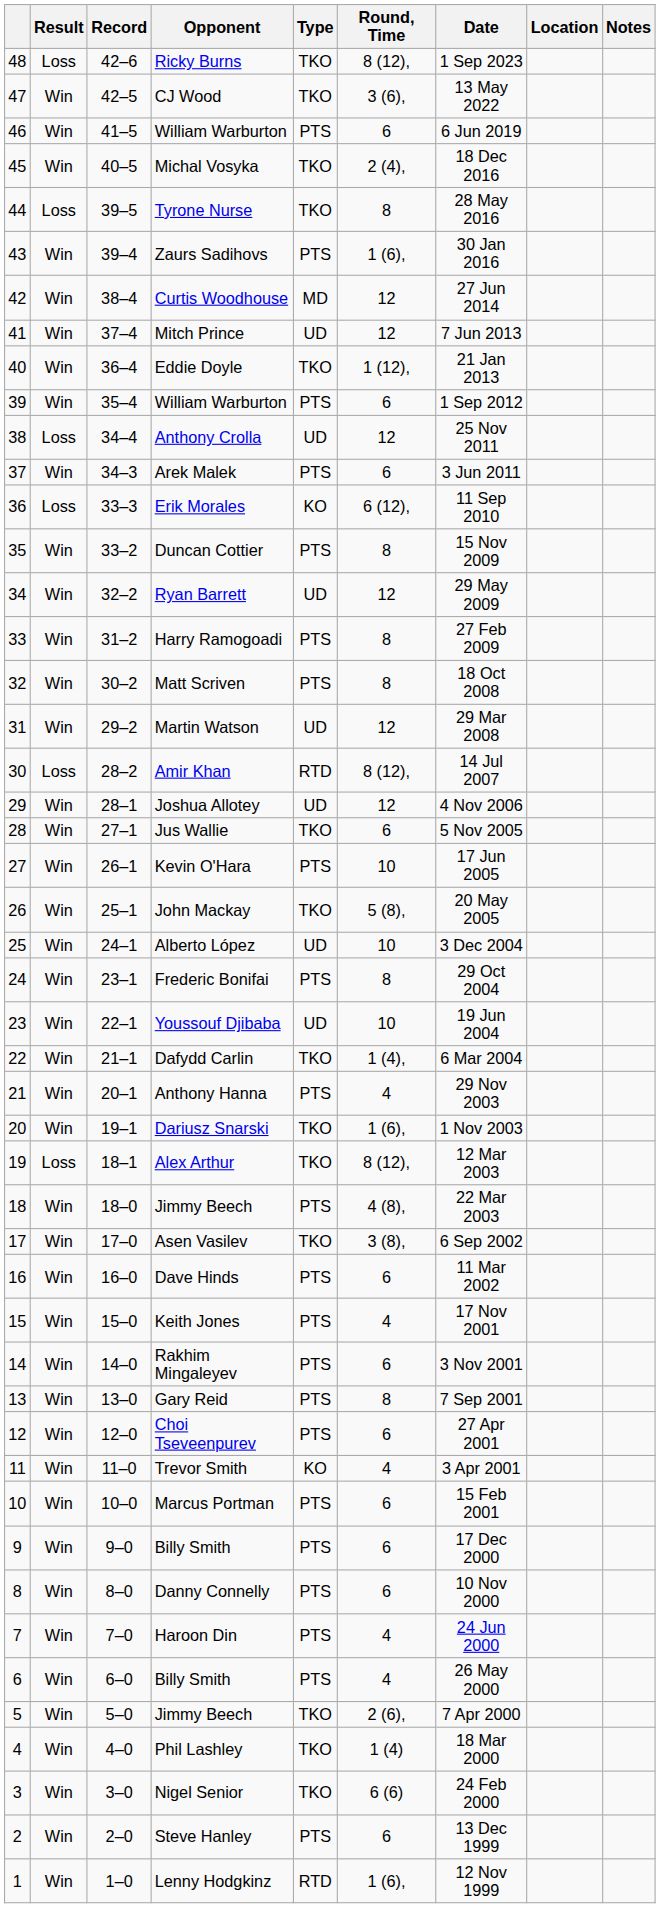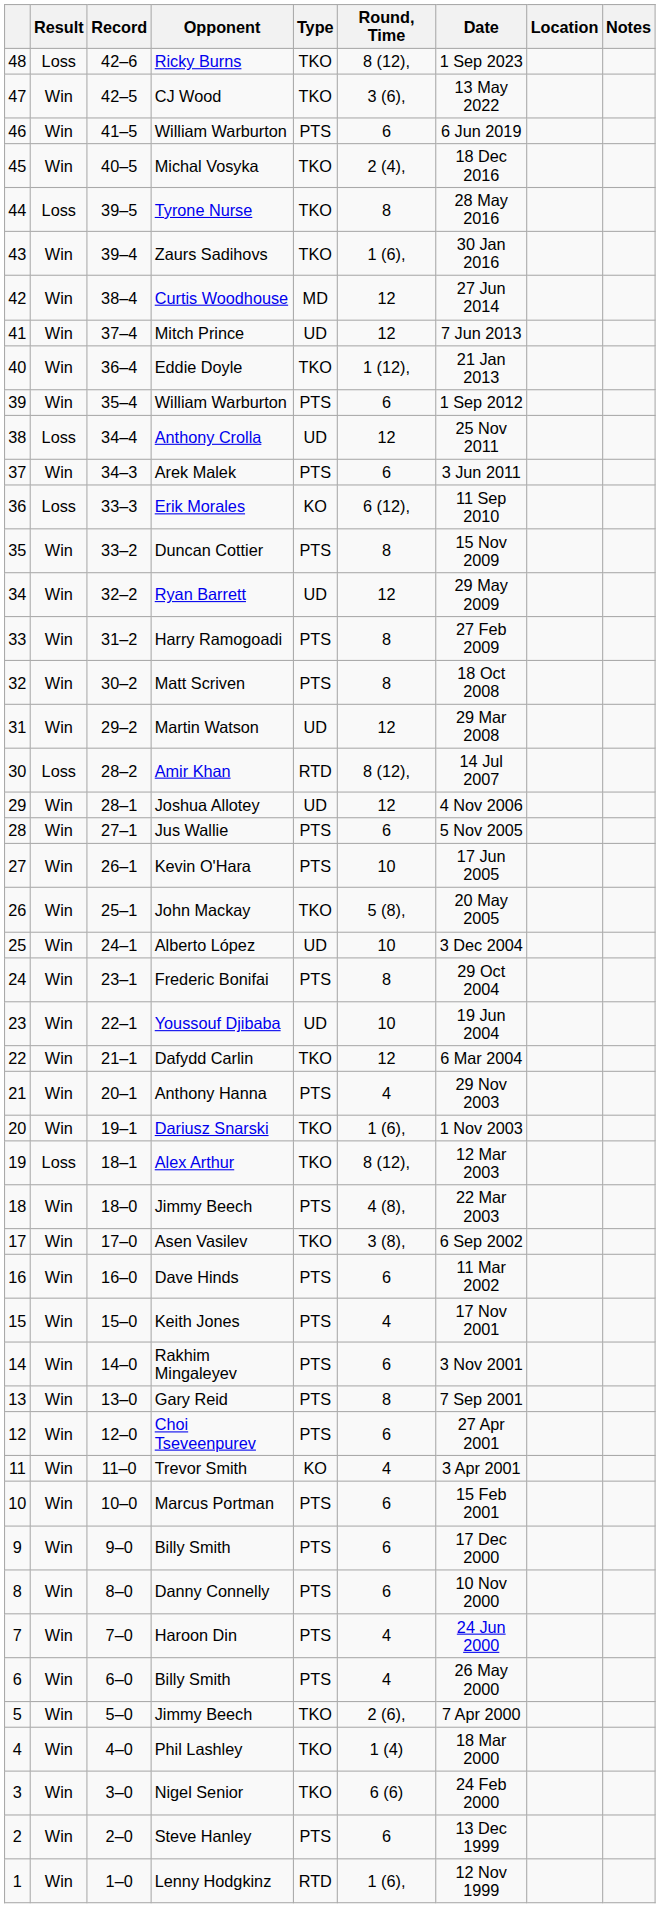(315, 254) PTS -> (315, 254) TKO
(315, 831) TKO -> (315, 831) PTS
(386, 1058) 1 (4), -> (387, 1058) 12
